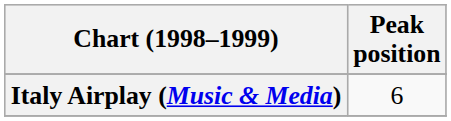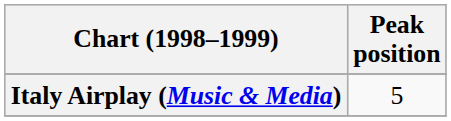(397, 94) 6 -> (397, 94) 5
